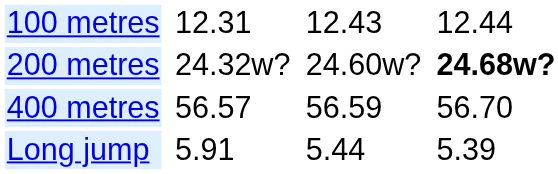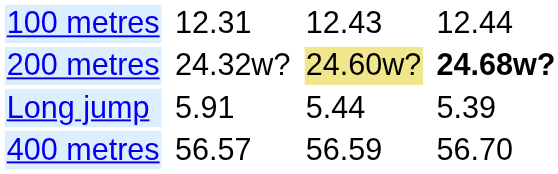(364, 65) no background -> (364, 65) khaki background
rows swapped: (83, 107) <-> (78, 149)
